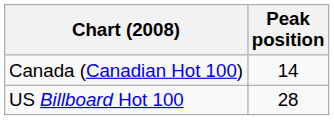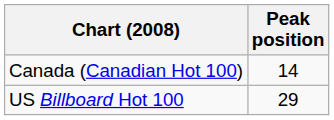(288, 99) 28 -> (288, 99) 29
